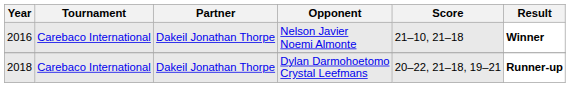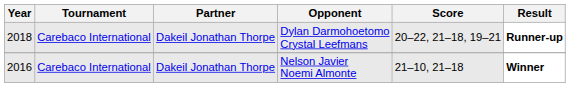rows swapped: (335, 68) <-> (318, 38)
